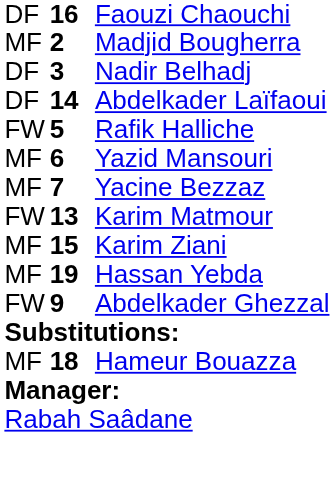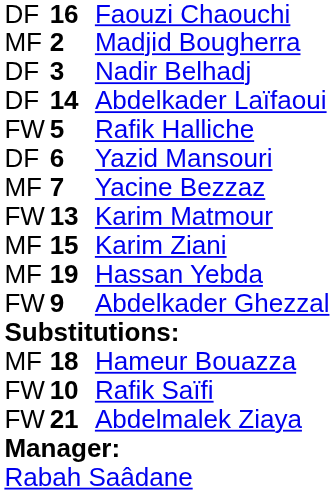(23, 158) MF -> (22, 158) DF
+ row: (154, 390)
+ row: (198, 419)
